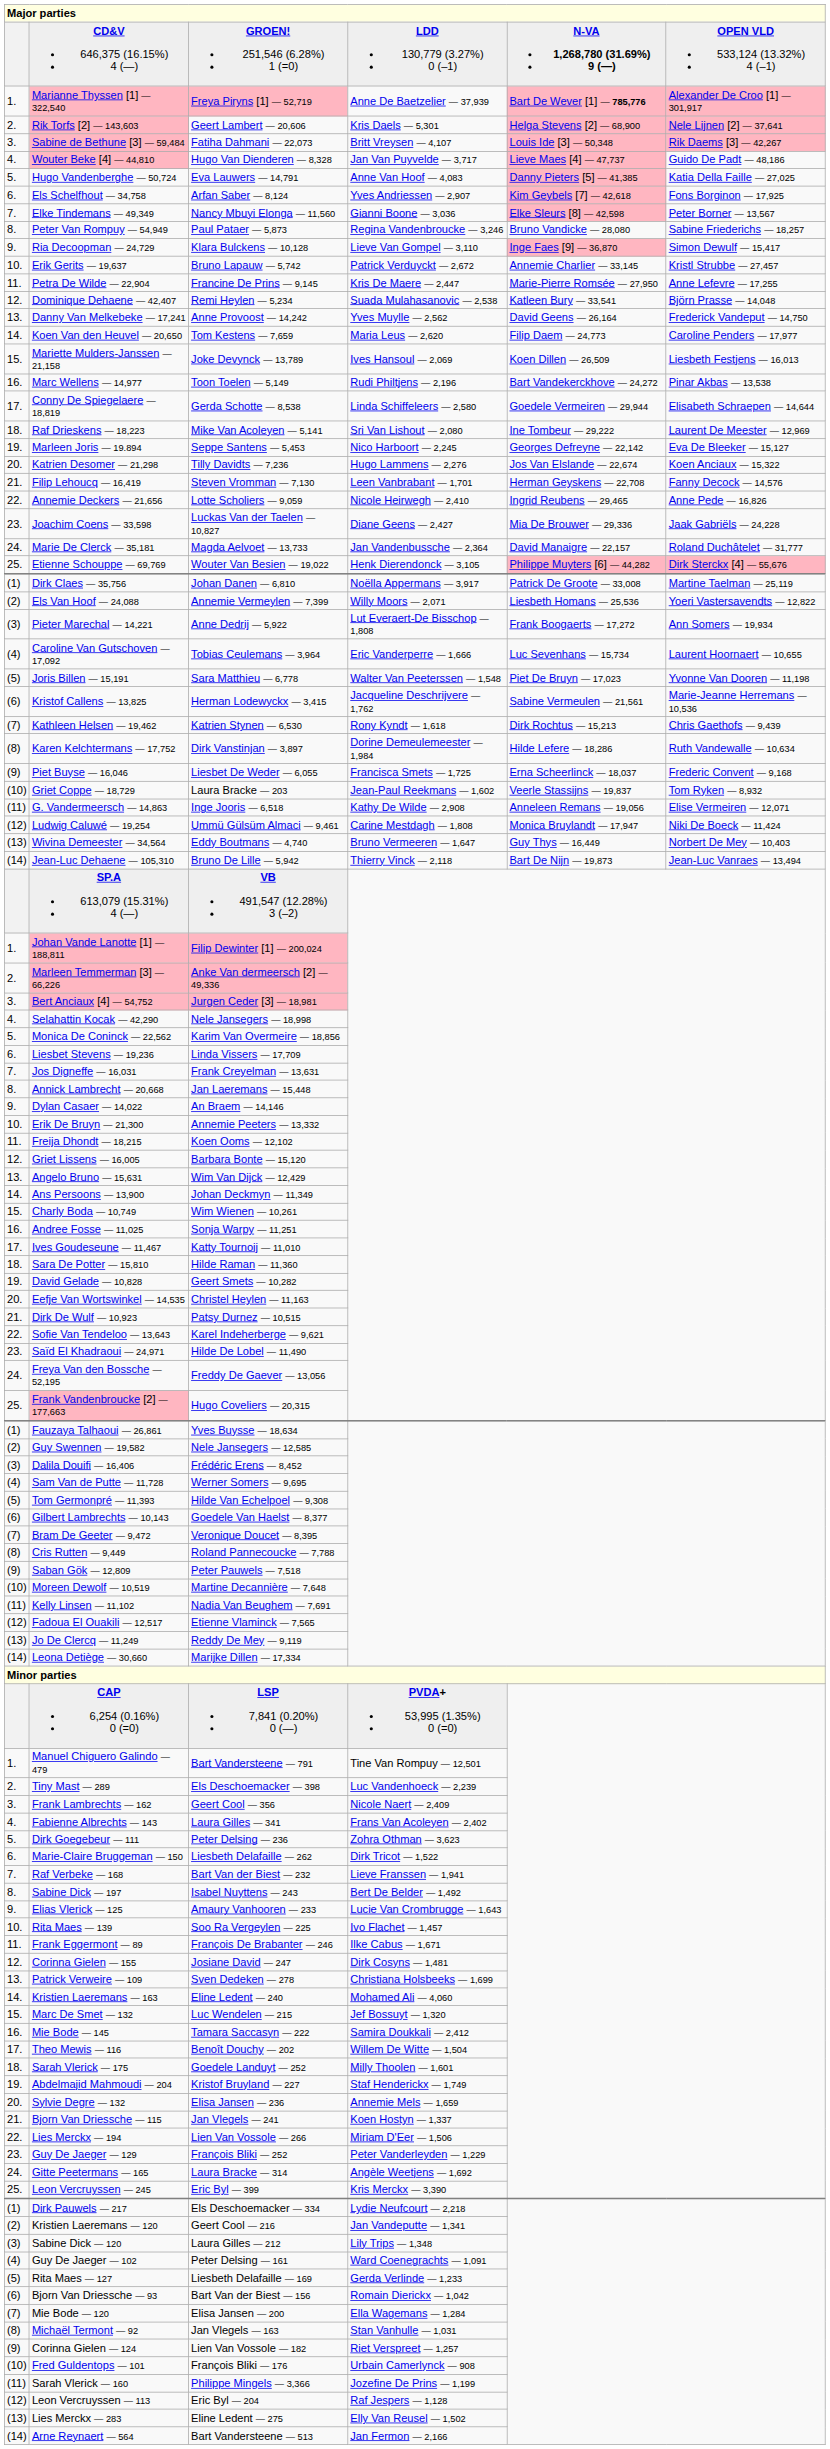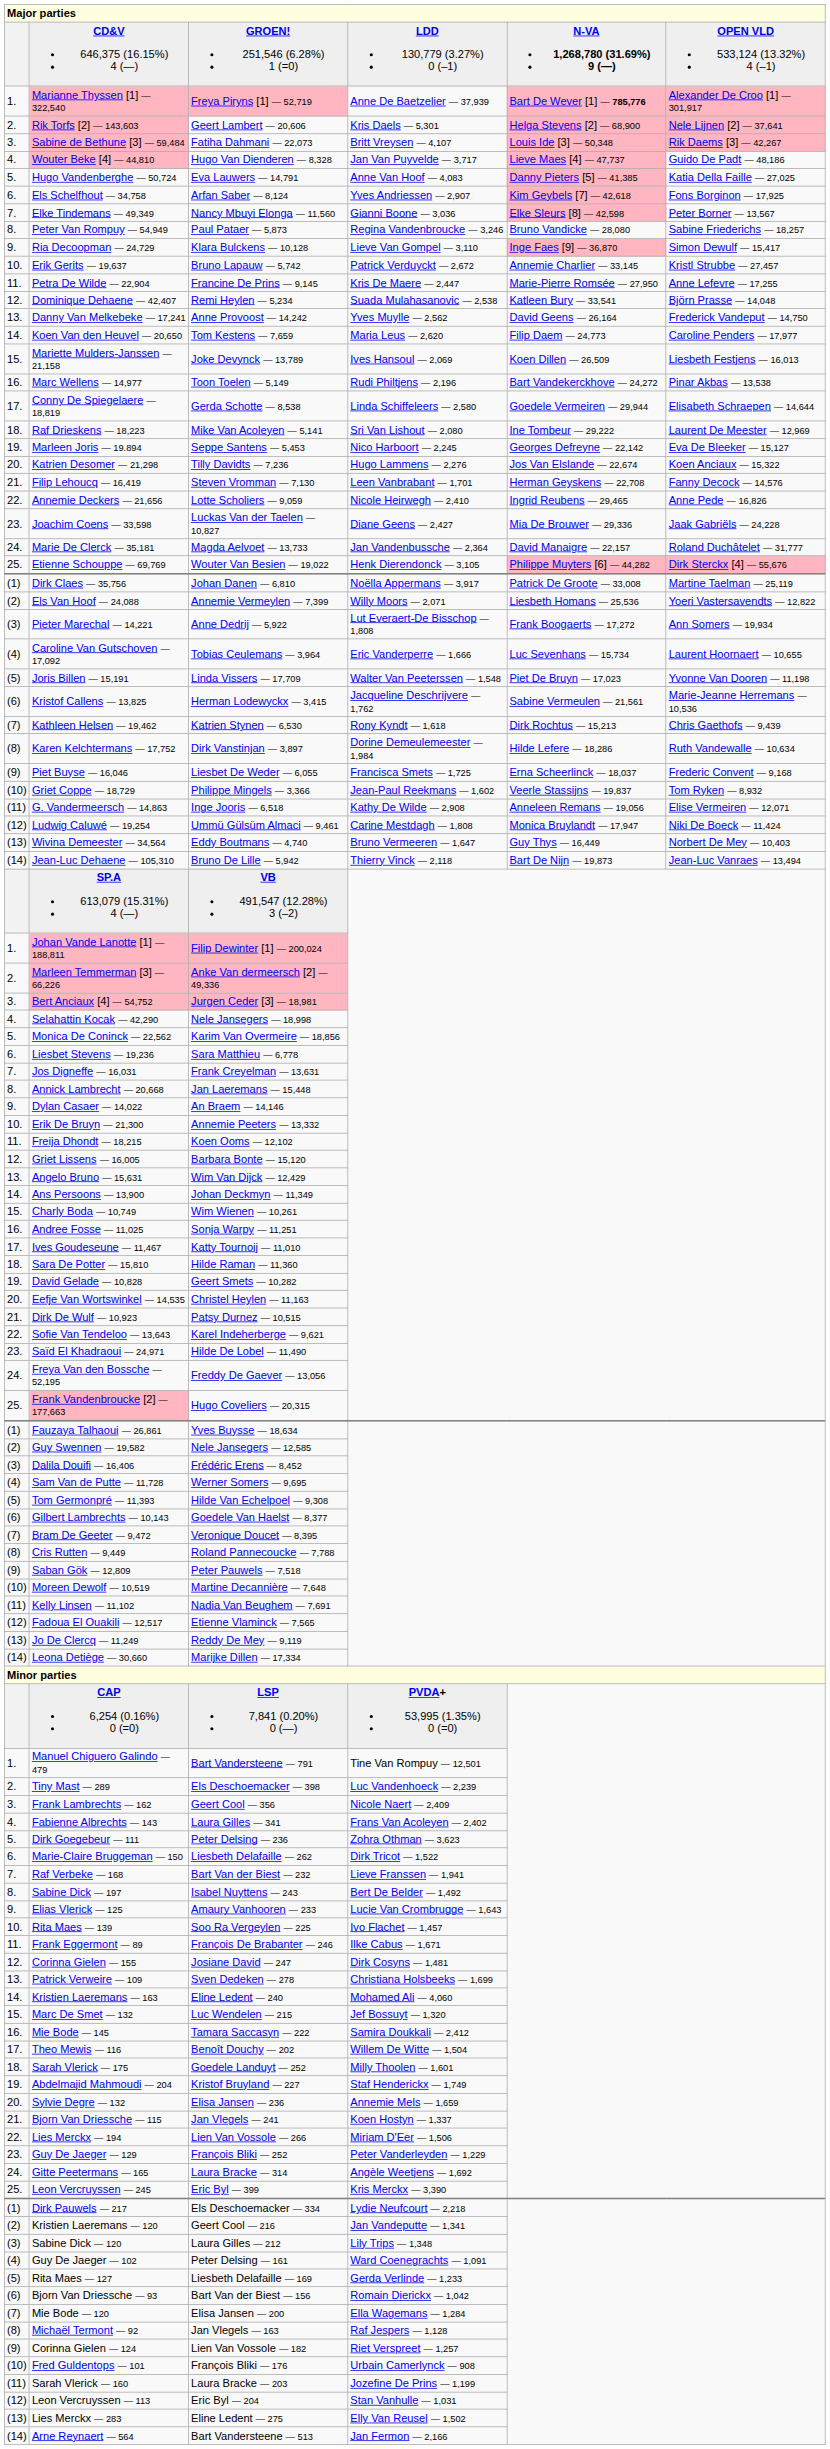(245, 678) Sara Matthieu — 6,778 -> (246, 678) Linda Vissers — 17,709
(239, 790) Laura Bracke — 203 -> (250, 790) Philippe Mingels — 3,366
(246, 1054) Linda Vissers — 17,709 -> (245, 1054) Sara Matthieu — 6,778
(403, 2331) Stan Vanhulle — 1,031 -> (399, 2331) Raf Jespers — 1,128
(250, 2383) Philippe Mingels — 3,366 -> (239, 2383) Laura Bracke — 203
(399, 2401) Raf Jespers — 1,128 -> (403, 2401) Stan Vanhulle — 1,031
